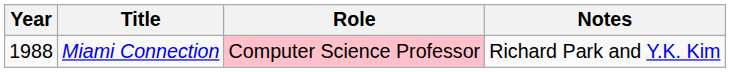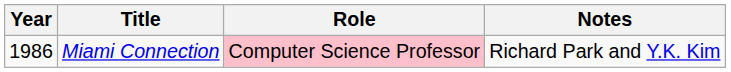(31, 51) 1988 -> (31, 51) 1986
